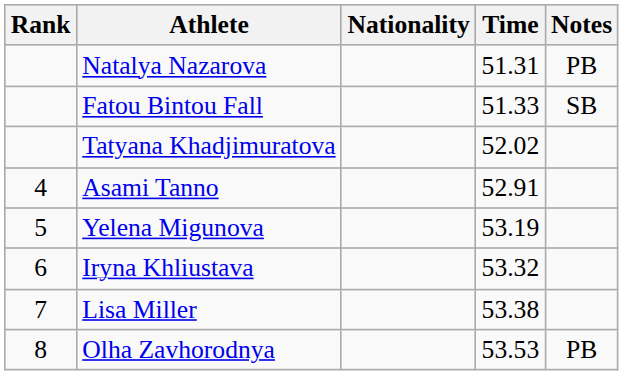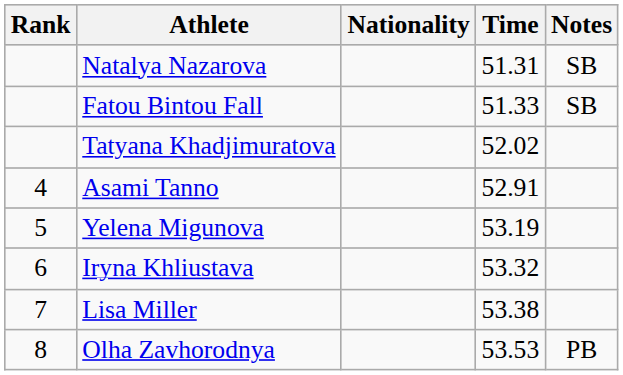(582, 65) PB -> (582, 65) SB
